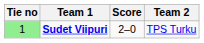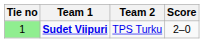columns swapped: (127, 12) <-> (172, 12)
